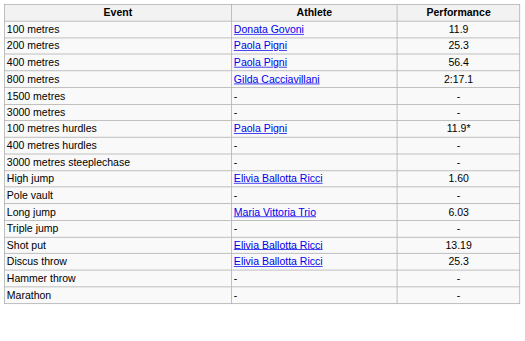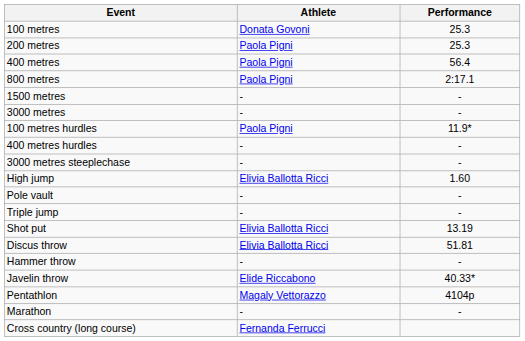(459, 30) 11.9 -> (460, 30) 25.3
(277, 79) Gilda Cacciavillani -> (266, 79) Paola Pigni
- row: (31, 212)
(459, 262) 25.3 -> (460, 246) 51.81
+ row: (37, 279)
+ row: (32, 295)
+ row: (71, 329)
